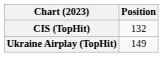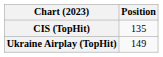(139, 28) 132 -> (139, 28) 135
